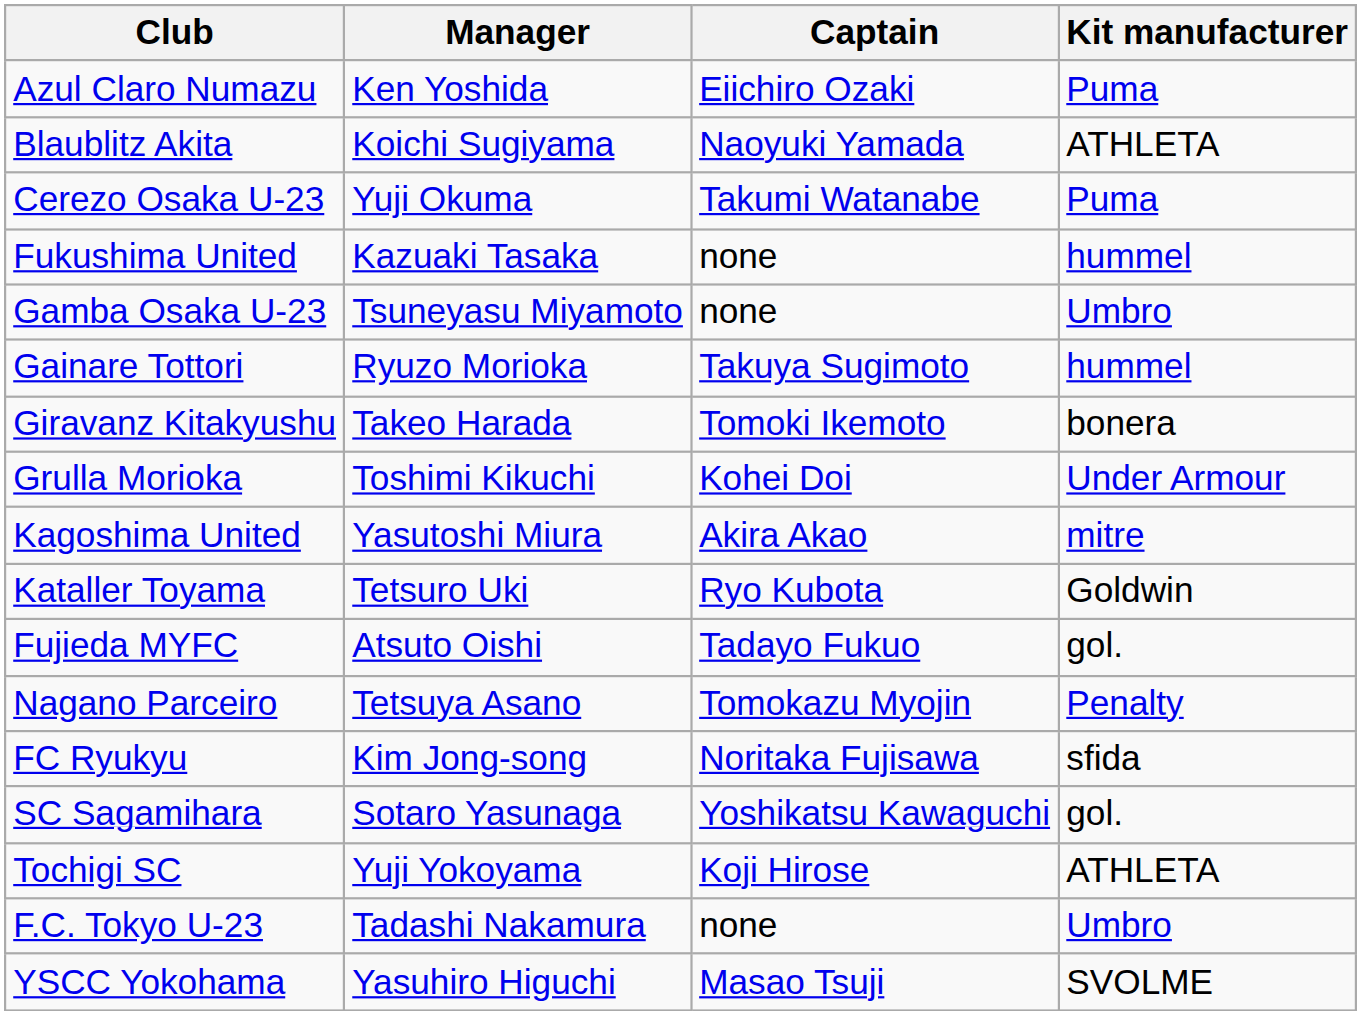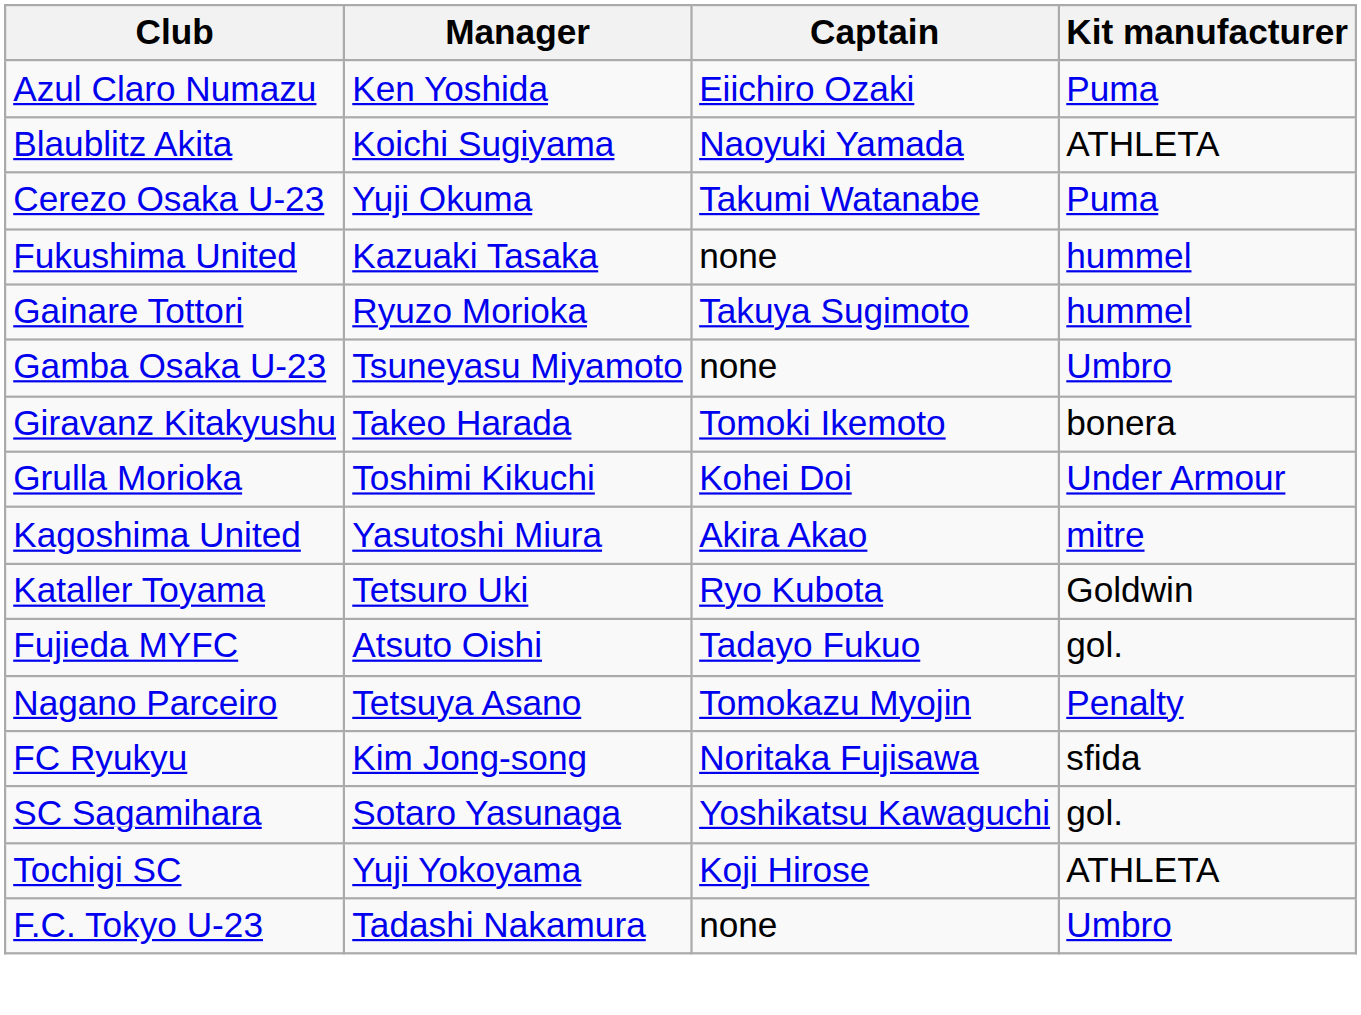rows swapped: (128, 367) <-> (170, 311)
- row: (149, 981)
